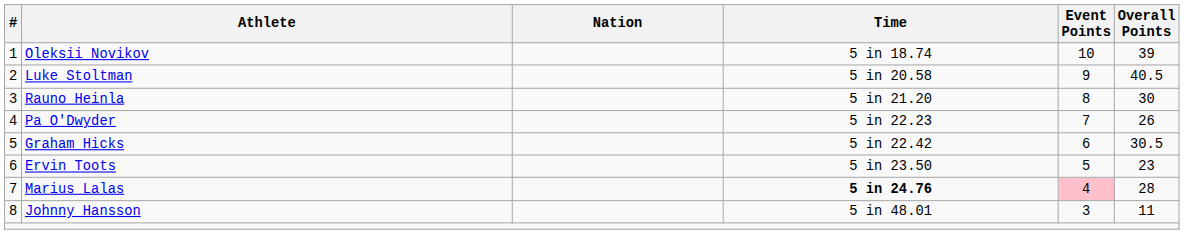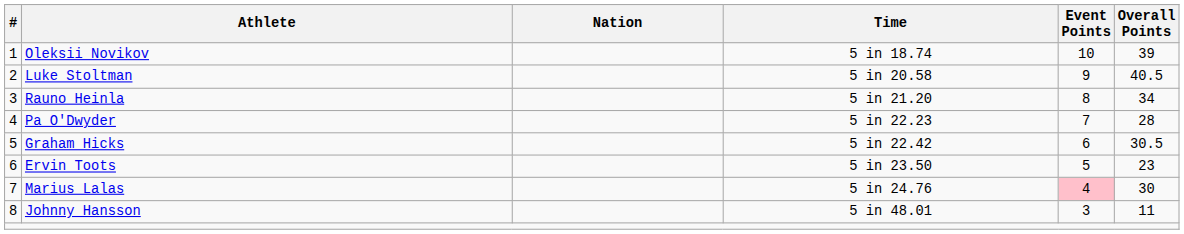(1147, 99) 30 -> (1147, 99) 34
(1147, 121) 26 -> (1147, 121) 28
(891, 189) bold -> (891, 189) normal
(1147, 189) 28 -> (1147, 189) 30
